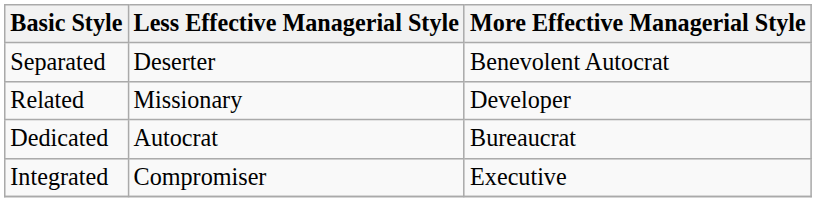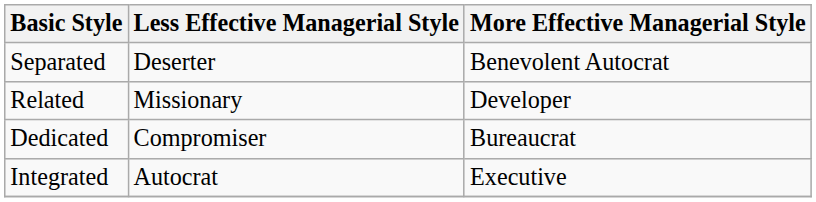(176, 138) Autocrat -> (200, 138) Compromiser
(200, 176) Compromiser -> (176, 176) Autocrat
